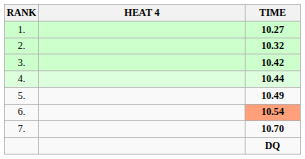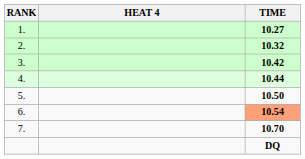(273, 96) 10.49 -> (273, 96) 10.50
